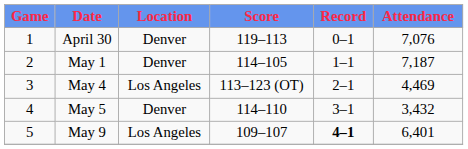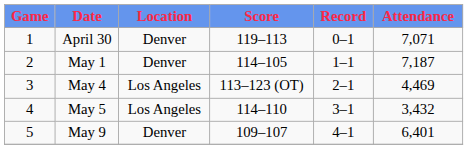(418, 39) 7,076 -> (418, 39) 7,071
(164, 109) Denver -> (164, 109) Los Angeles
(164, 132) Los Angeles -> (164, 132) Denver
(343, 132) bold -> (343, 132) normal
